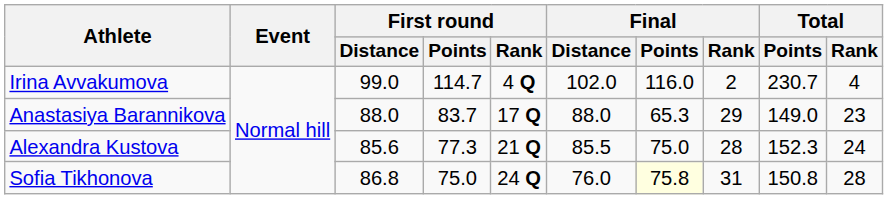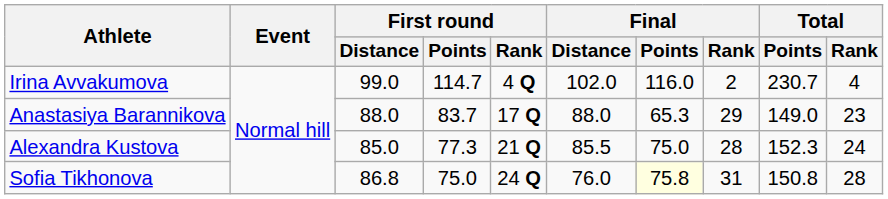(379, 147) 85.6 -> (379, 147) 85.0
